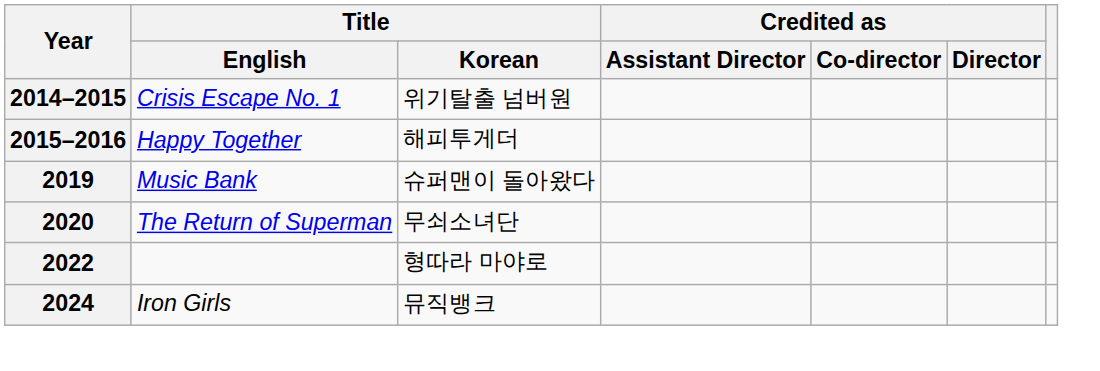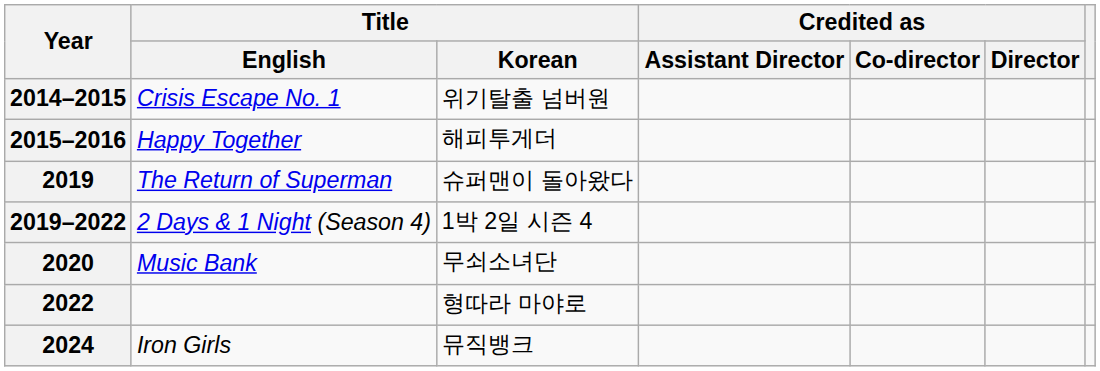(197, 180) Music Bank -> (265, 180) The Return of Superman
+ row: (68, 222)
(265, 222) The Return of Superman -> (197, 263) Music Bank
